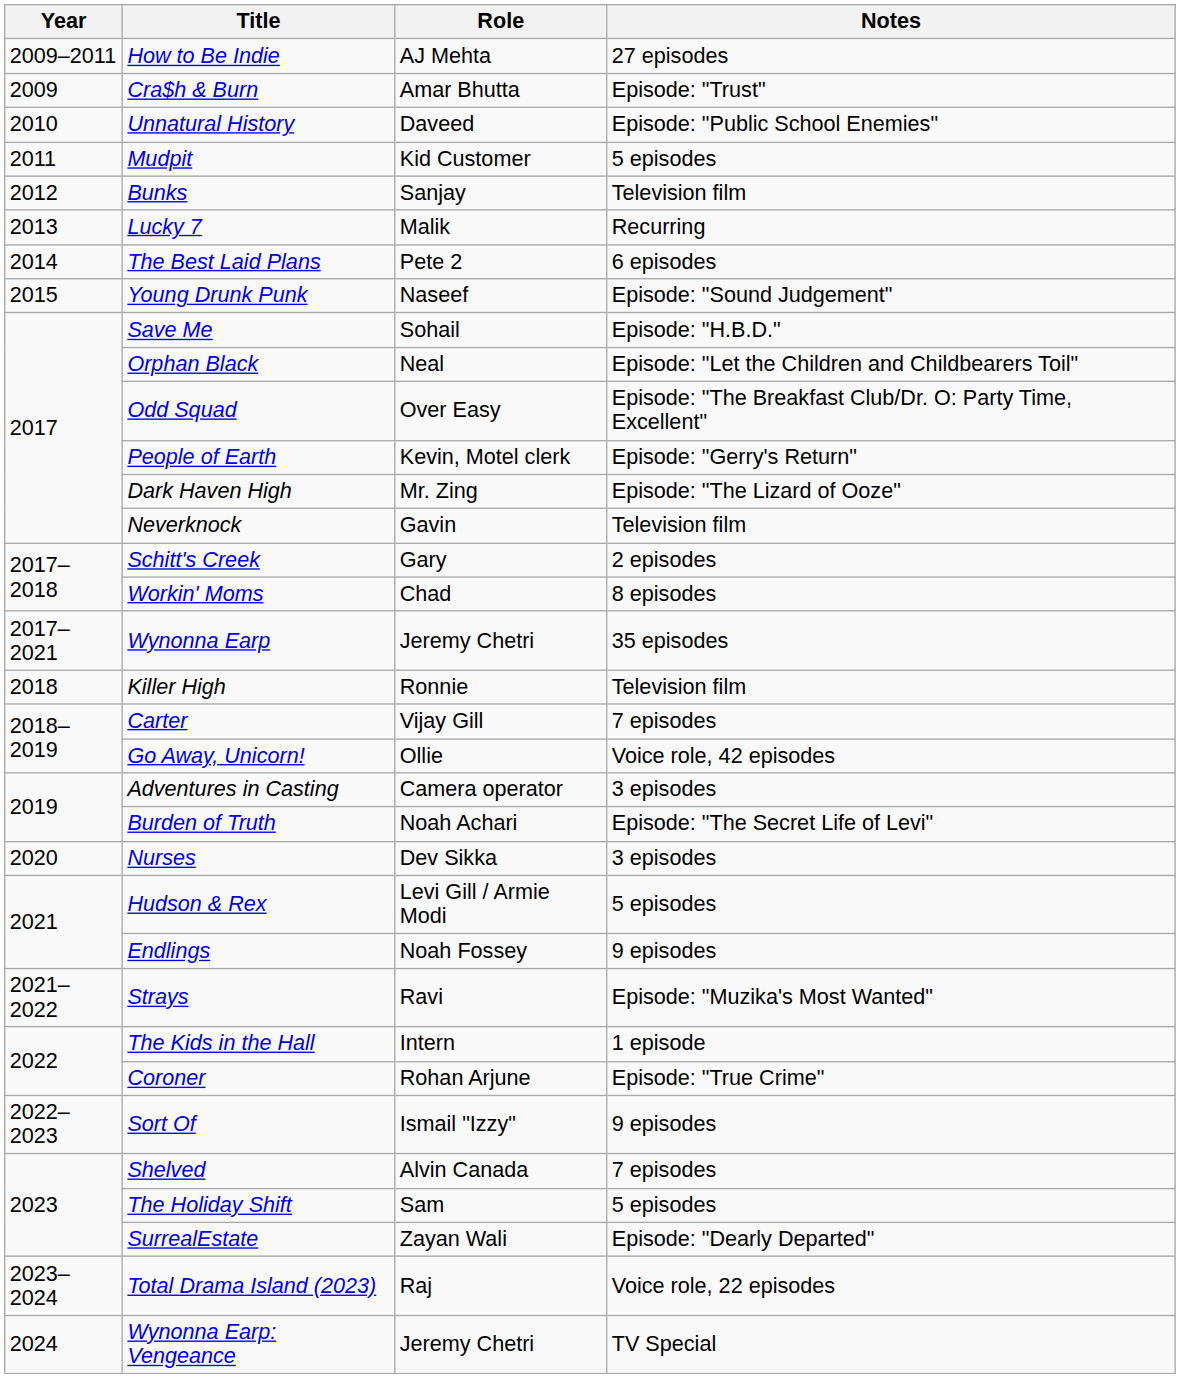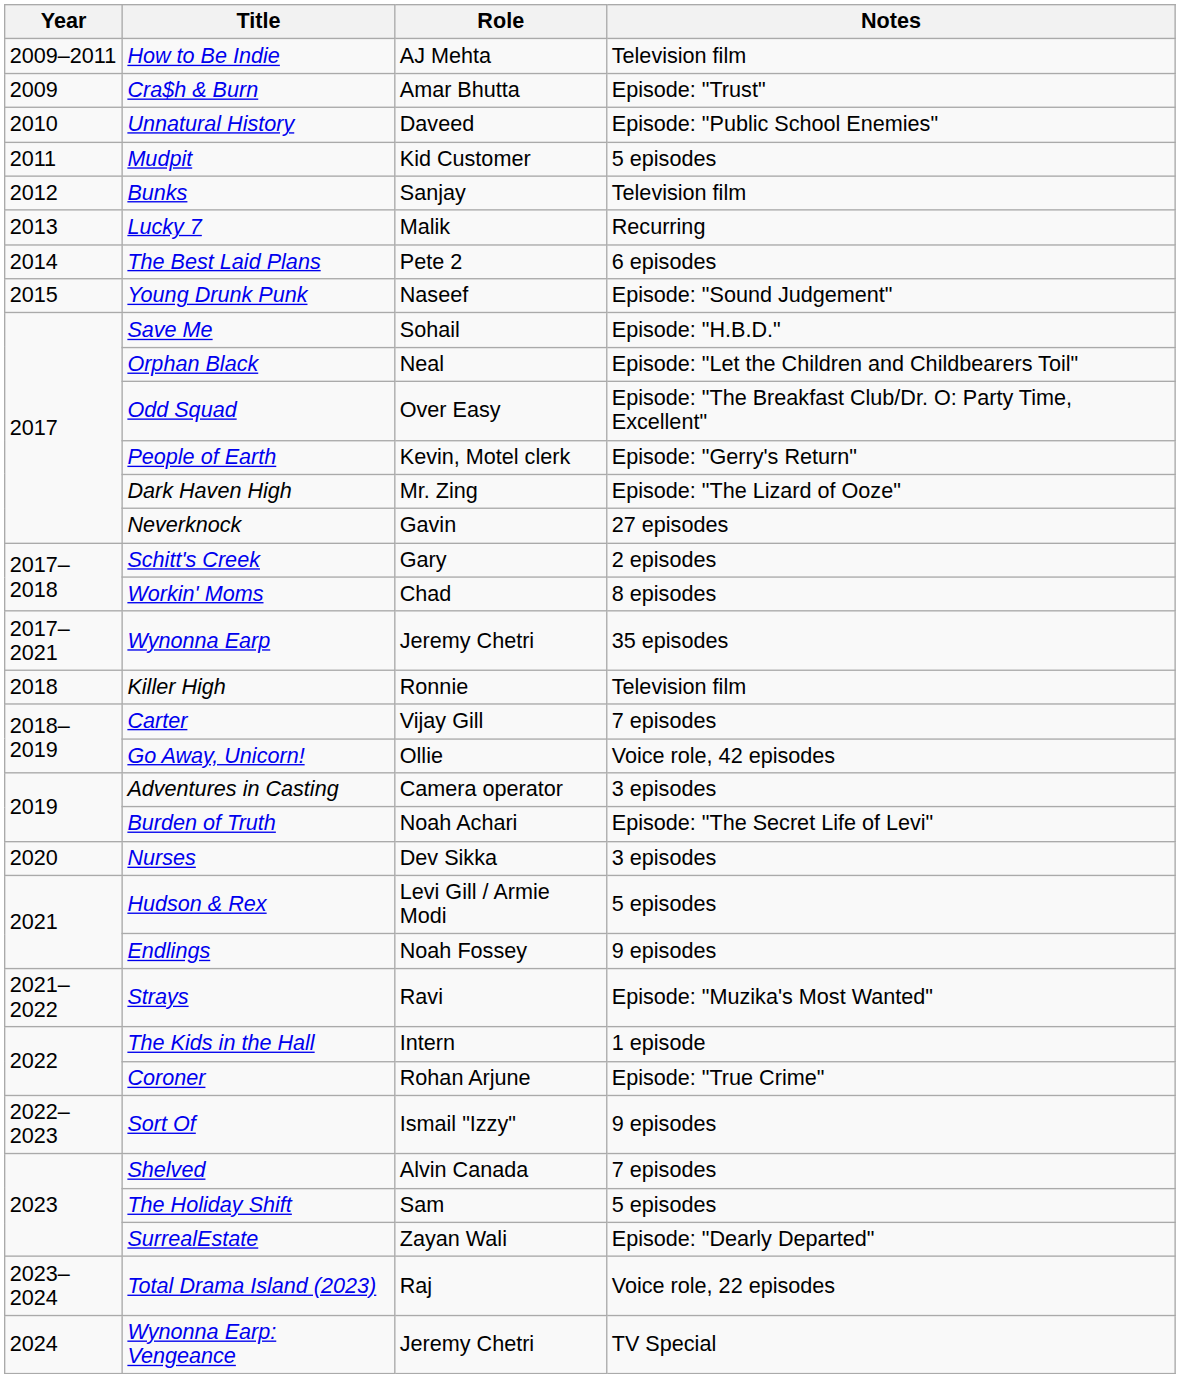(670, 55) 27 episodes -> (679, 55) Television film
(679, 525) Television film -> (670, 525) 27 episodes
